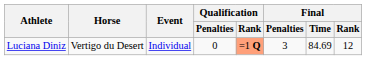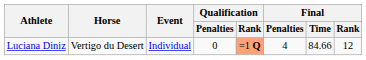(285, 46) 3 -> (285, 46) 4
(320, 46) 84.69 -> (320, 46) 84.66
